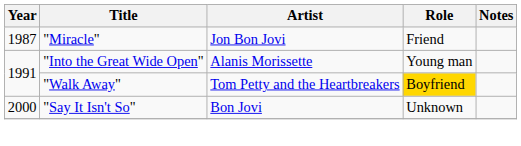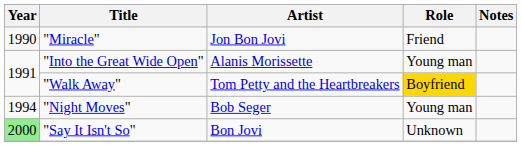(22, 38) 1987 -> (22, 38) 1990
+ row: (87, 107)
(22, 107) no background -> (22, 130) lightgreen background
